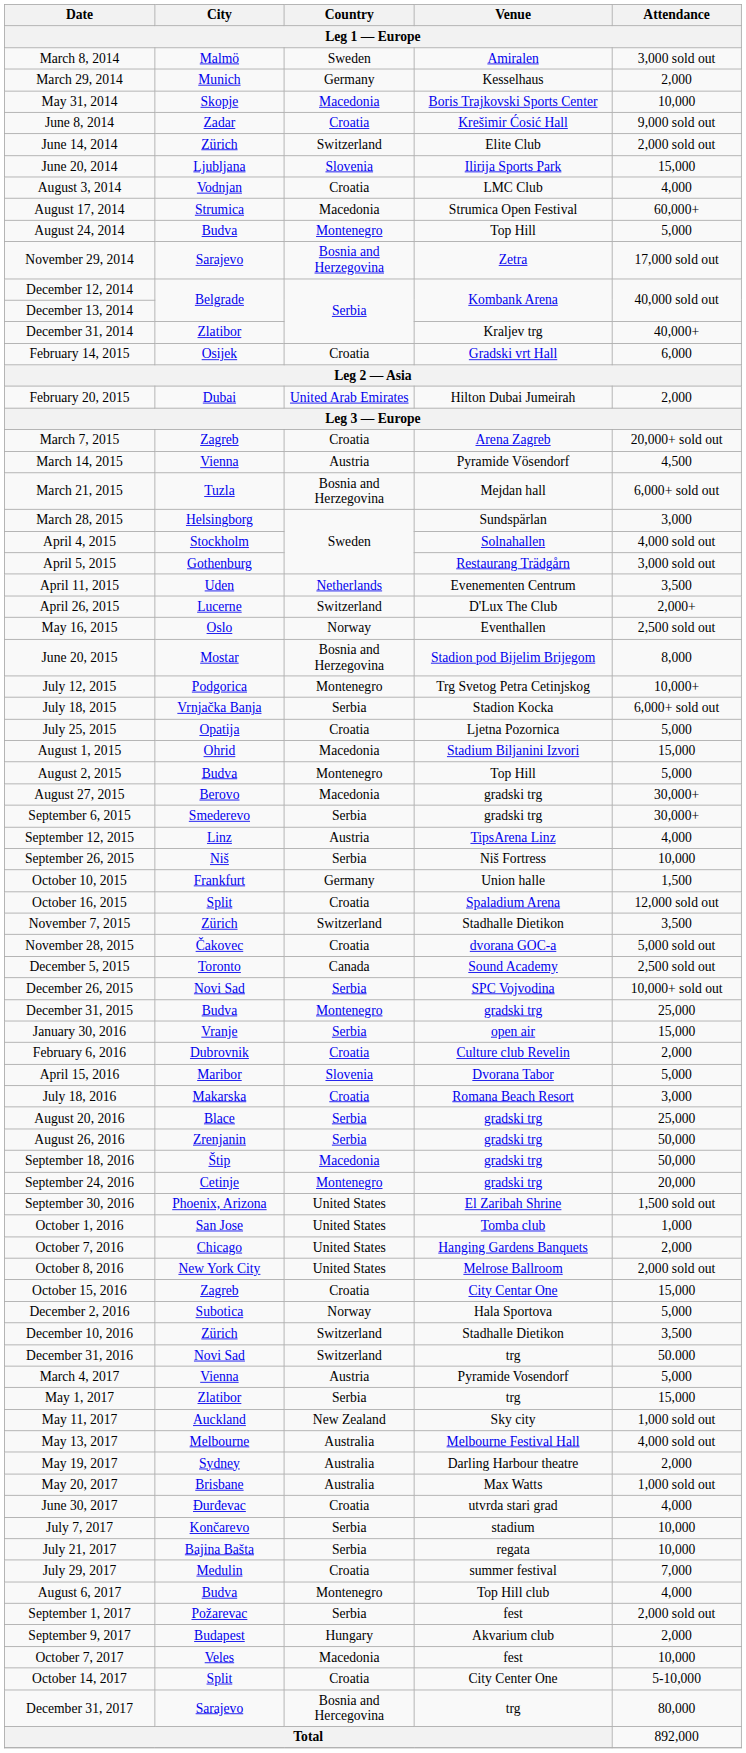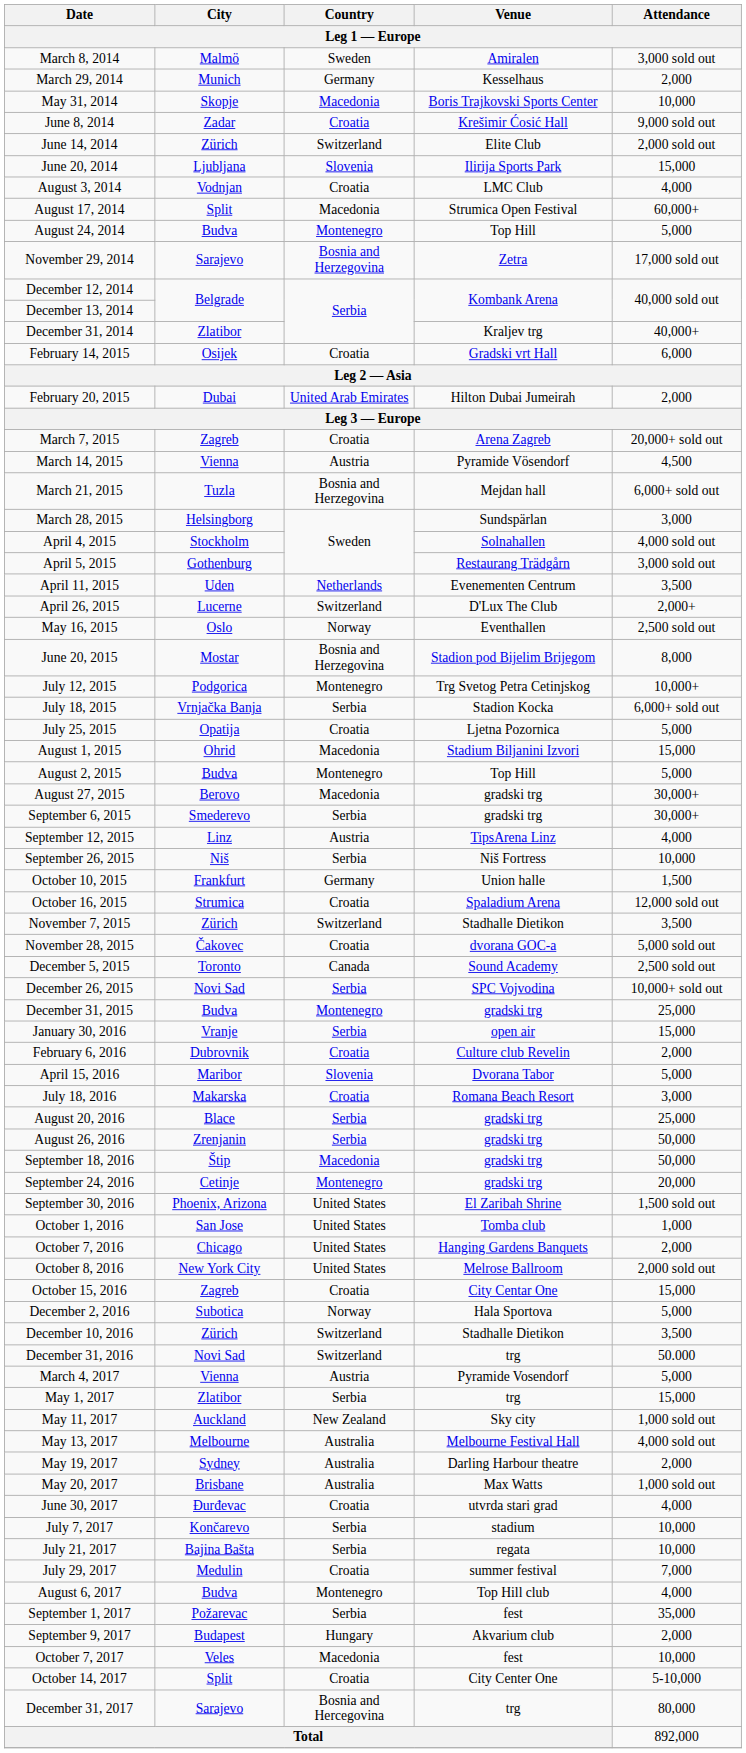(219, 209) Strumica -> (219, 209) Split
(219, 902) Split -> (219, 902) Strumica
(677, 1614) 2,000 sold out -> (677, 1614) 35,000
